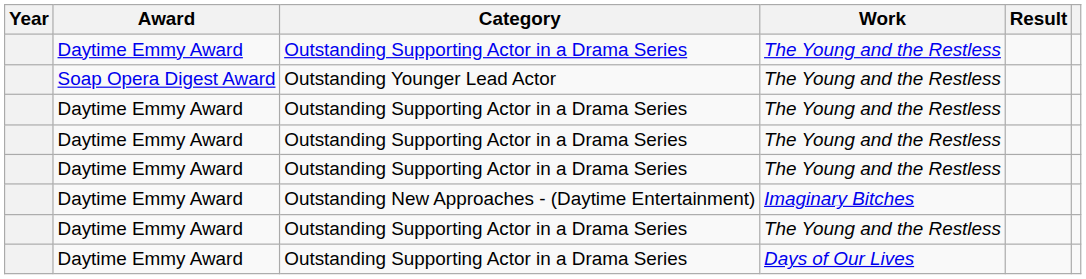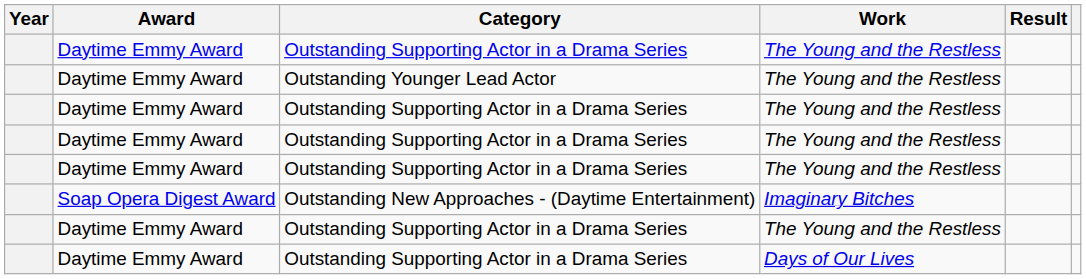(167, 79) Soap Opera Digest Award -> (150, 79) Daytime Emmy Award
(150, 199) Daytime Emmy Award -> (167, 199) Soap Opera Digest Award
